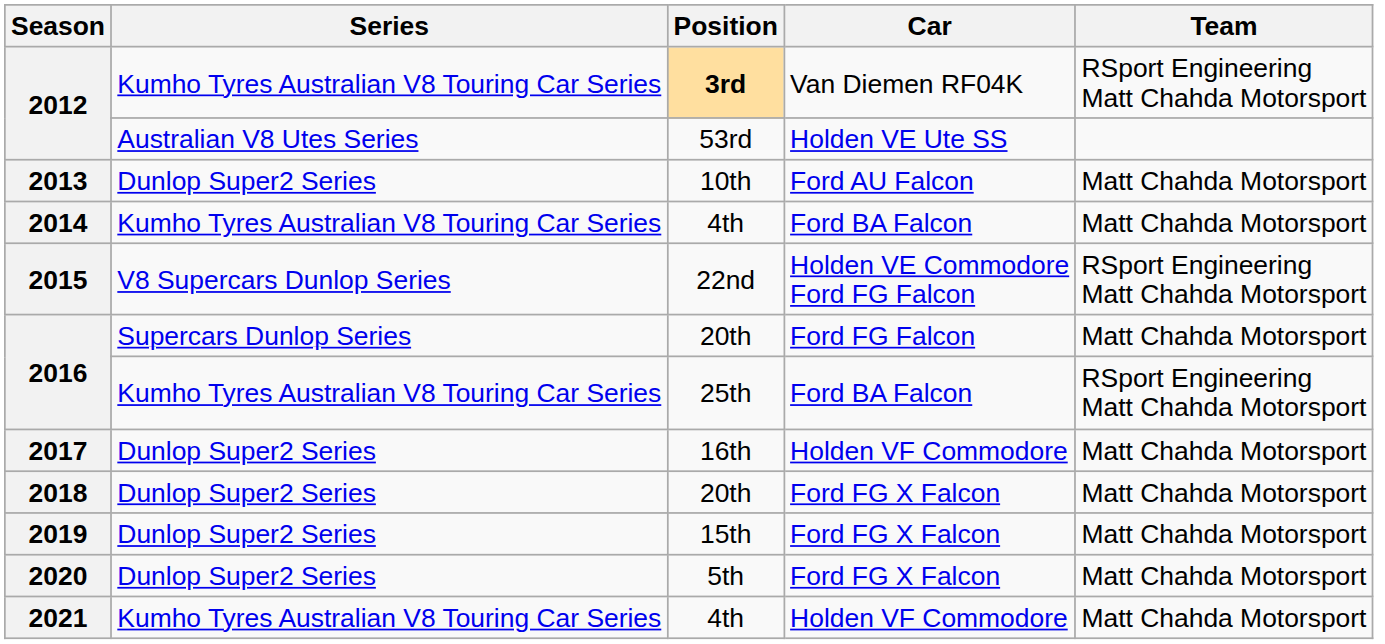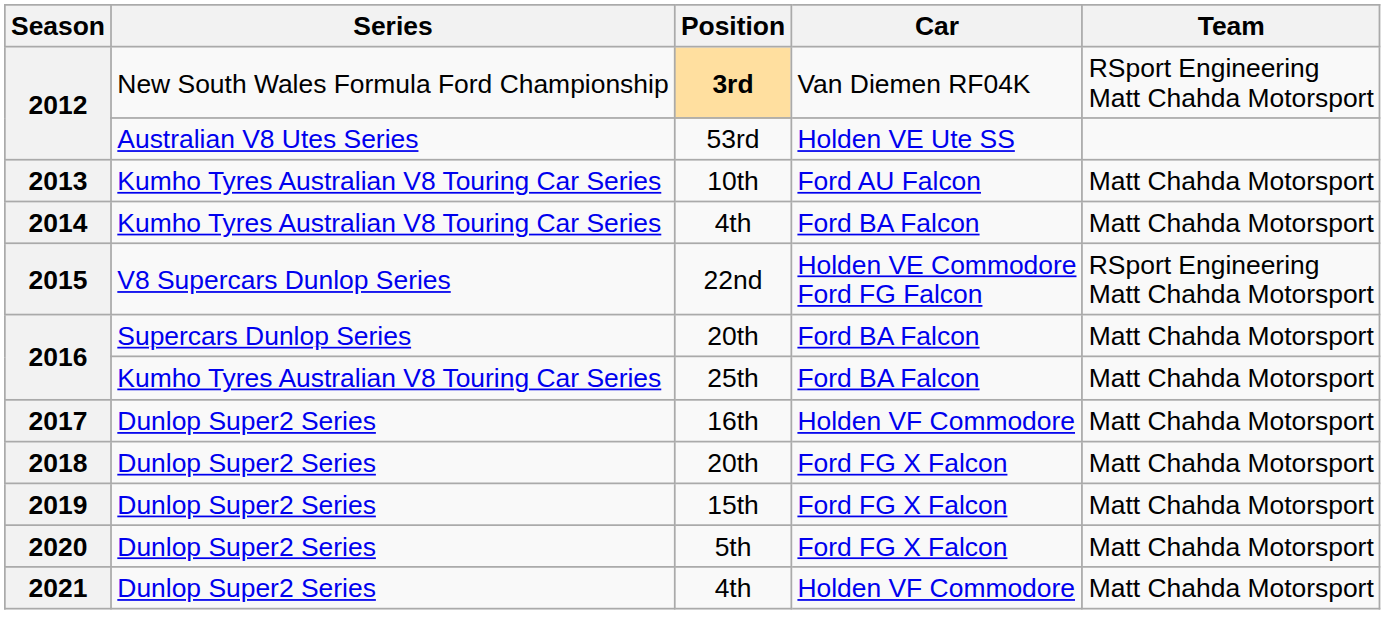(389, 83) Kumho Tyres Australian V8 Touring Car Series -> (393, 83) New South Wales Formula Ford Championship
(247, 181) Dunlop Super2 Series -> (389, 181) Kumho Tyres Australian V8 Touring Car Series
(883, 336) Ford FG Falcon -> (888, 336) Ford BA Falcon
(1224, 393) RSport Engineering Matt Chahda Motorsport -> (1231, 378) Matt Chahda Motorsport
(389, 617) Kumho Tyres Australian V8 Touring Car Series -> (247, 588) Dunlop Super2 Series
